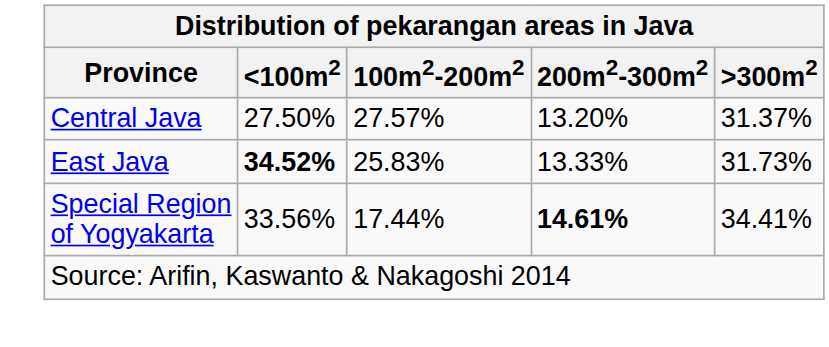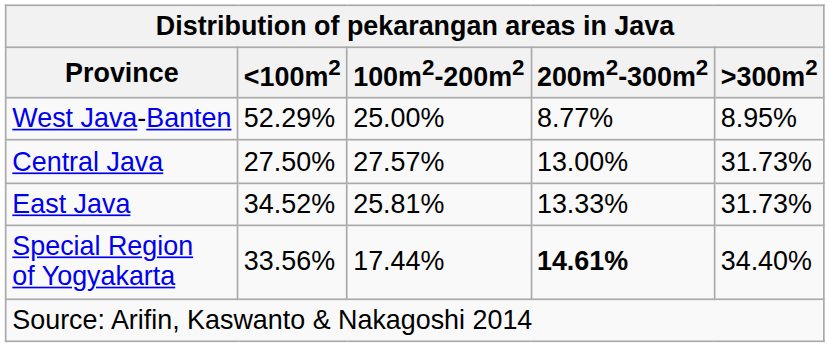+ row: (122, 118)
(583, 118) 13.20% -> (583, 161) 13.00%
(766, 118) 31.37% -> (766, 161) 31.73%
(289, 161) bold -> (289, 204) normal
(399, 161) 25.83% -> (399, 204) 25.81%
(766, 219) 34.41% -> (766, 261) 34.40%
